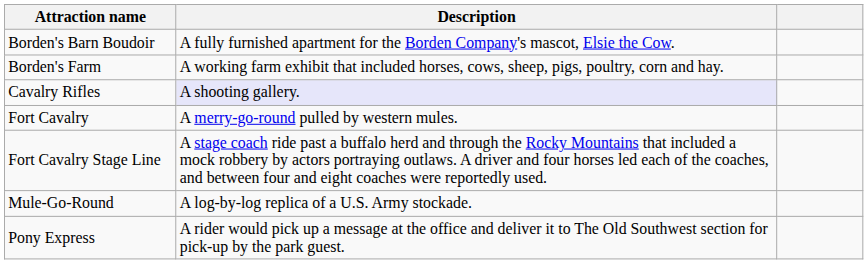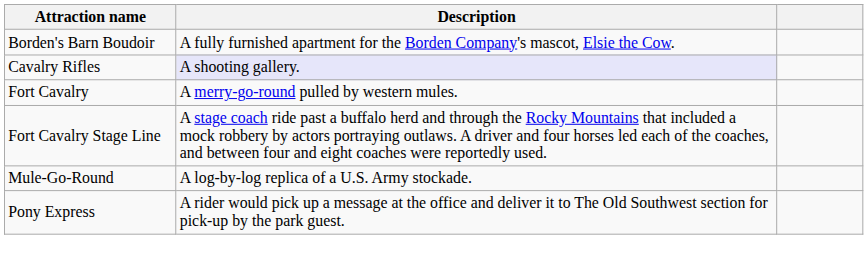- row: (55, 67)
